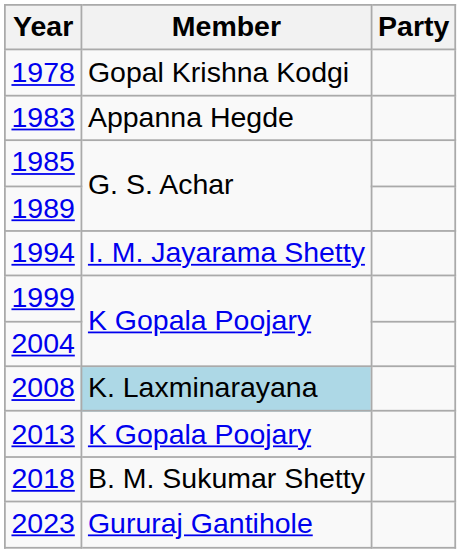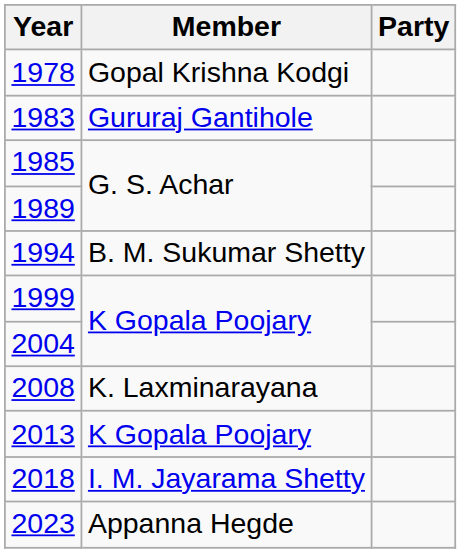(191, 117) Appanna Hegde -> (200, 117) Gururaj Gantihole
(226, 252) I. M. Jayarama Shetty -> (226, 252) B. M. Sukumar Shetty
(203, 388) lightblue background -> (203, 388) no background
(226, 478) B. M. Sukumar Shetty -> (226, 478) I. M. Jayarama Shetty
(200, 523) Gururaj Gantihole -> (191, 523) Appanna Hegde
